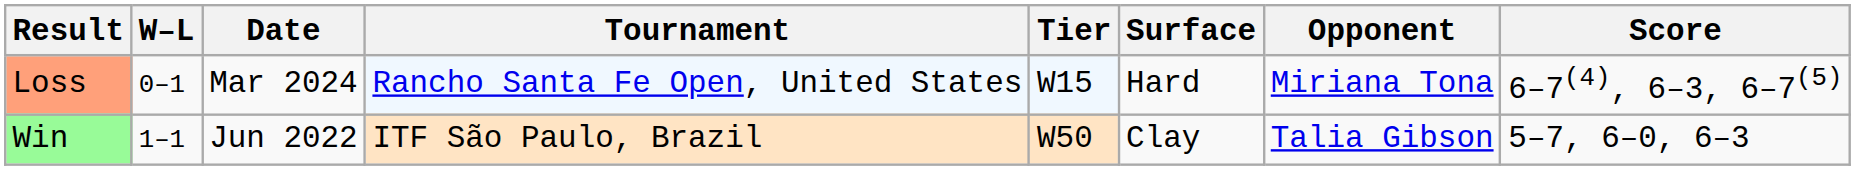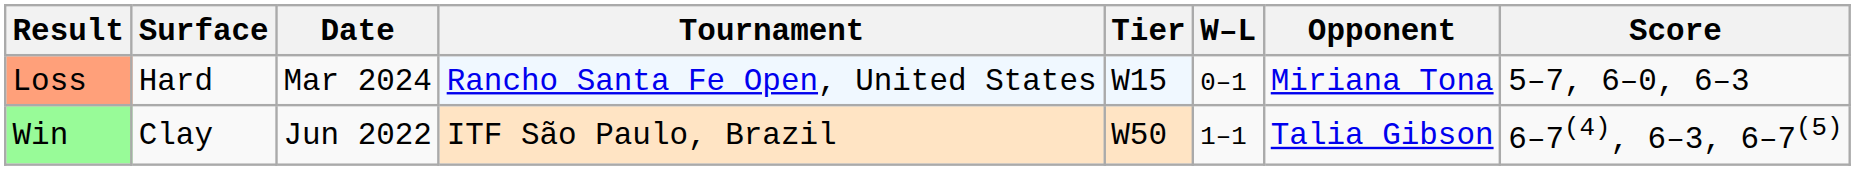columns swapped: (167, 30) <-> (1191, 30)
(1675, 85) 6–7(4), 6–3, 6–7(5) -> (1629, 81) 5–7, 6–0, 6–3
(1629, 139) 5–7, 6–0, 6–3 -> (1675, 135) 6–7(4), 6–3, 6–7(5)
